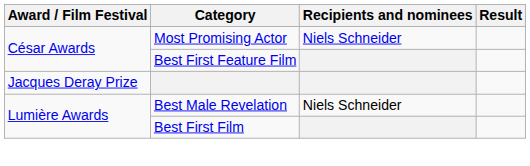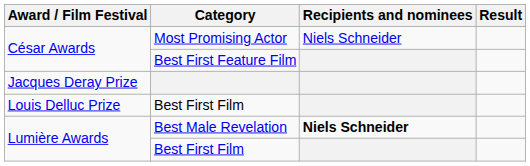+ row: (64, 104)
(352, 104) normal -> (356, 127) bold
